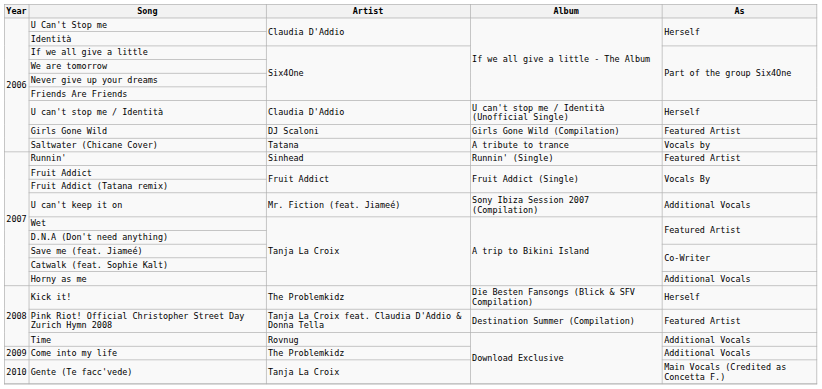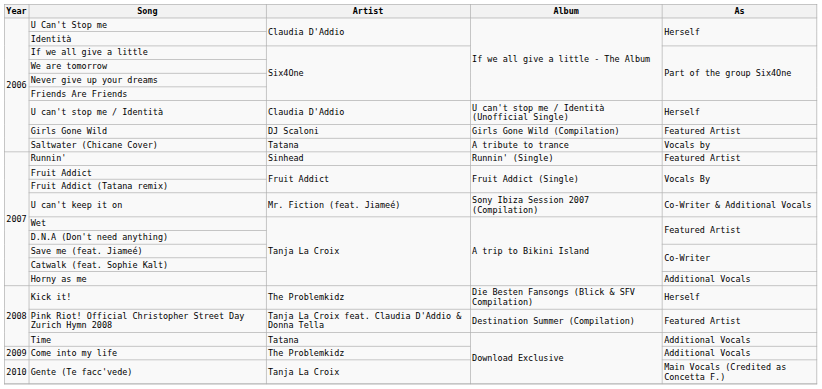(707, 205) Additional Vocals -> (738, 205) Co-Writer & Additional Vocals
(283, 339) Rovnug -> (283, 339) Tatana
